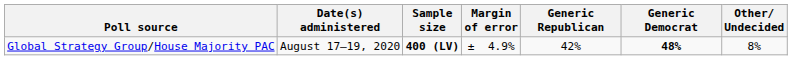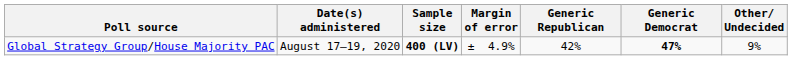(671, 45) 48% -> (671, 45) 47%
(754, 45) 8% -> (754, 45) 9%
